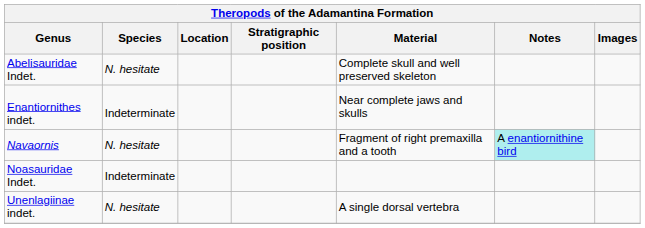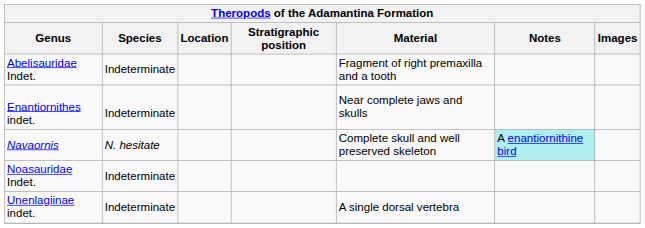(132, 69) N. hesitate -> (140, 69) Indeterminate
(399, 69) Complete skull and well preserved skeleton -> (410, 69) Fragment of right premaxilla and a tooth
(410, 145) Fragment of right premaxilla and a tooth -> (399, 145) Complete skull and well preserved skeleton
(132, 207) N. hesitate -> (140, 207) Indeterminate
